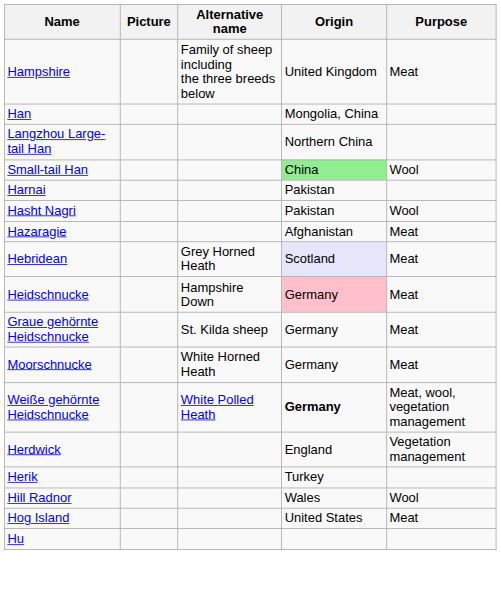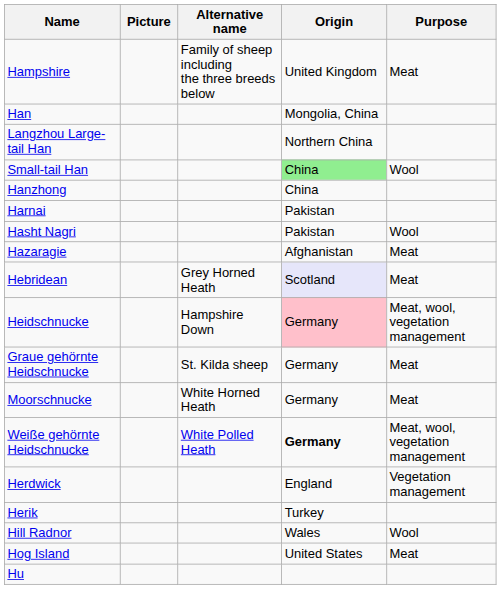+ row: (37, 190)
(404, 294) Meat -> (427, 322) Meat, wool, vegetation management
